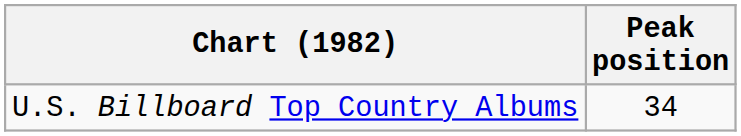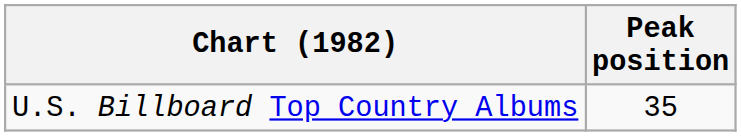(661, 108) 34 -> (661, 108) 35
